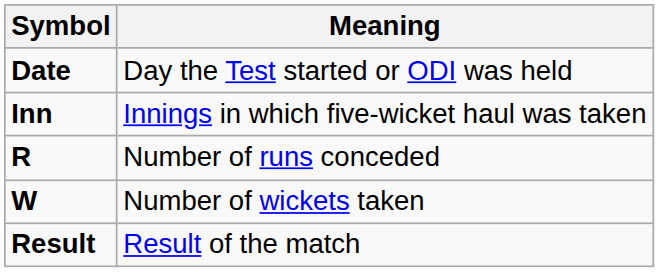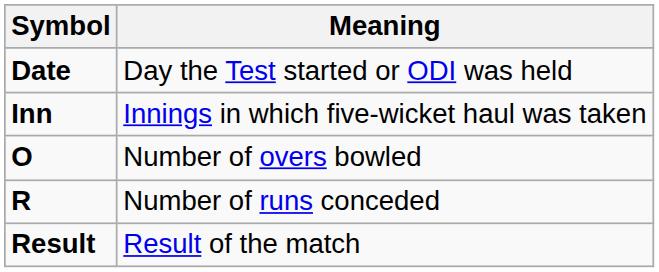+ row: (22, 157)
- row: (24, 200)
